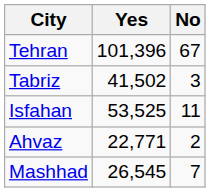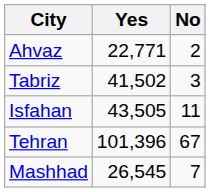rows swapped: (38, 50) <-> (36, 141)
(137, 111) 53,525 -> (137, 111) 43,505
